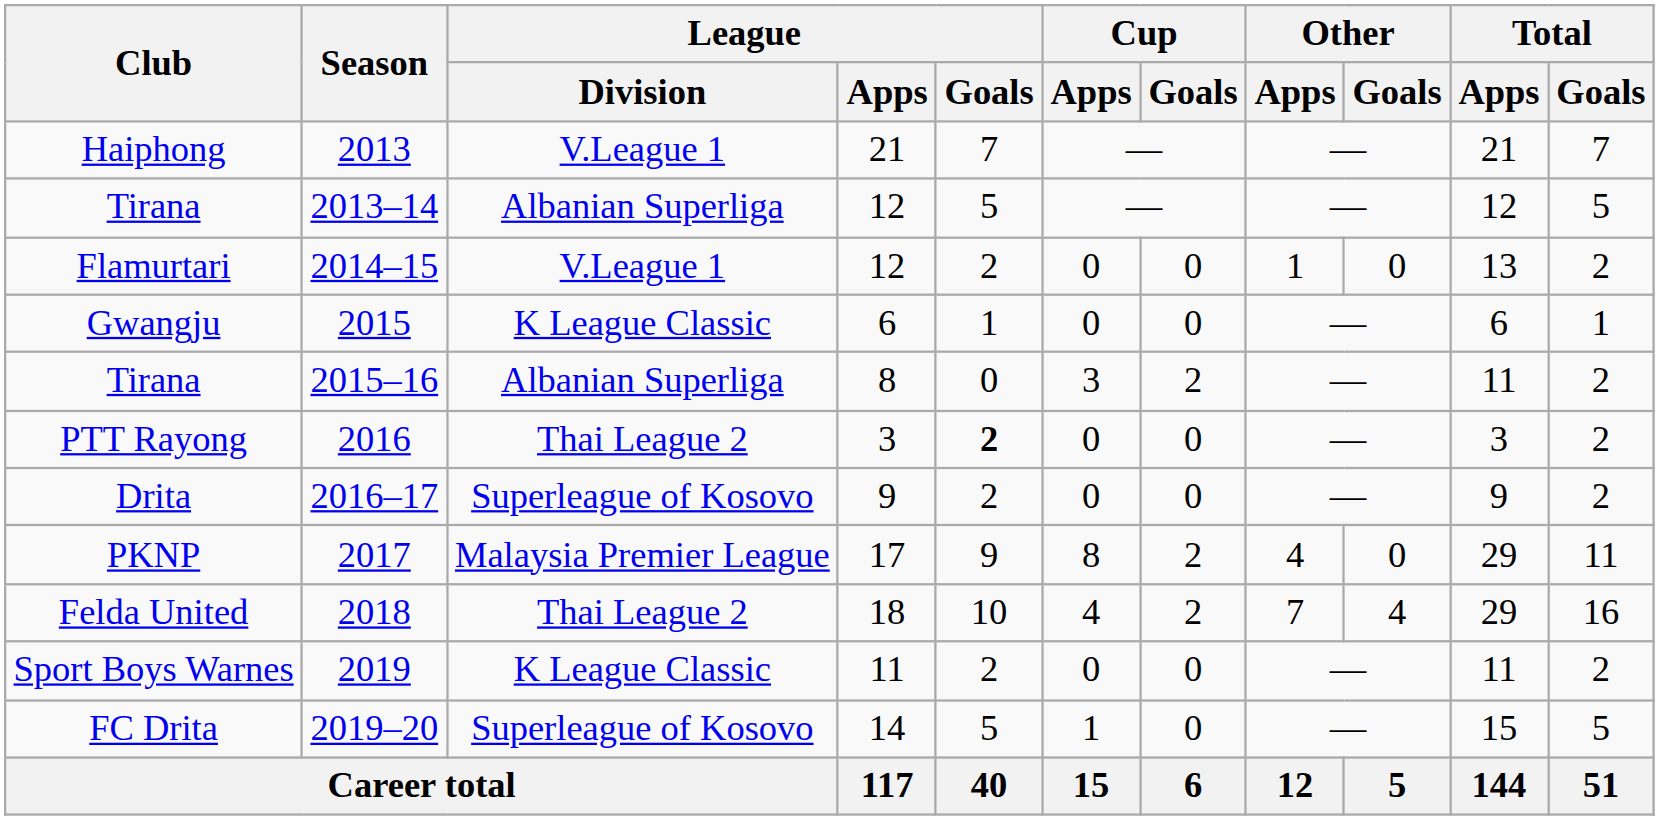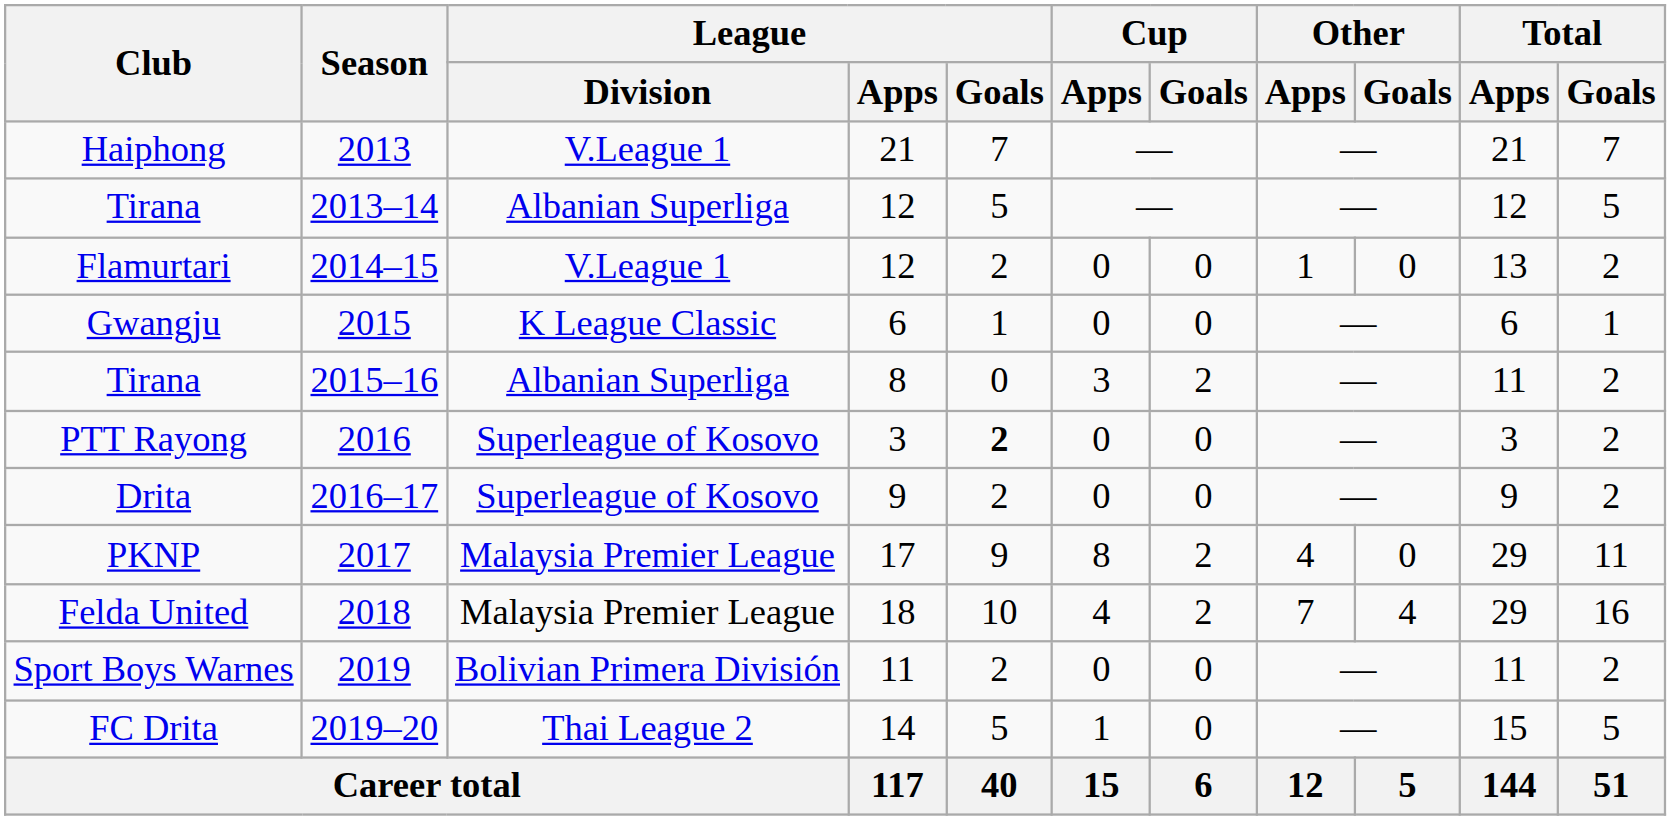(642, 438) Thai League 2 -> (647, 438) Superleague of Kosovo
(642, 611) Thai League 2 -> (647, 611) Malaysia Premier League
(642, 669) K League Classic -> (647, 669) Bolivian Primera División
(642, 727) Superleague of Kosovo -> (647, 727) Thai League 2
